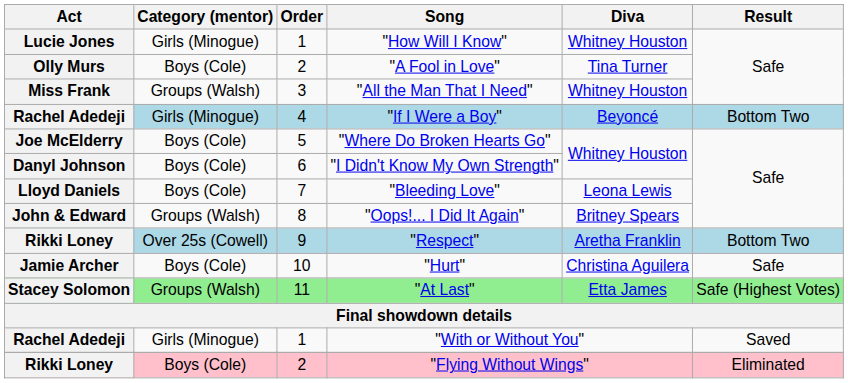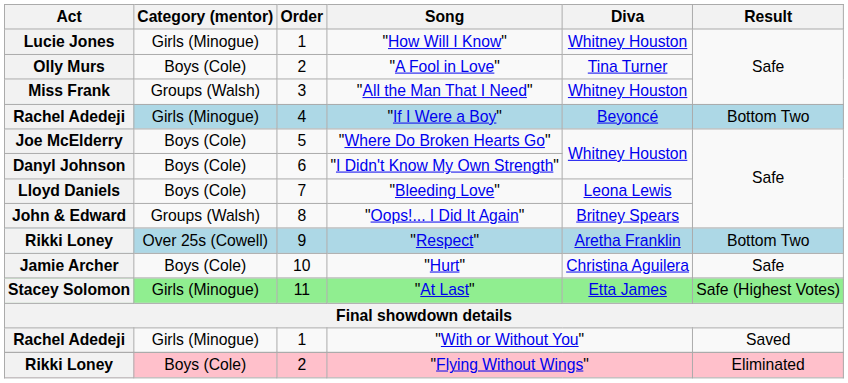(205, 290) Groups (Walsh) -> (205, 290) Girls (Minogue)
